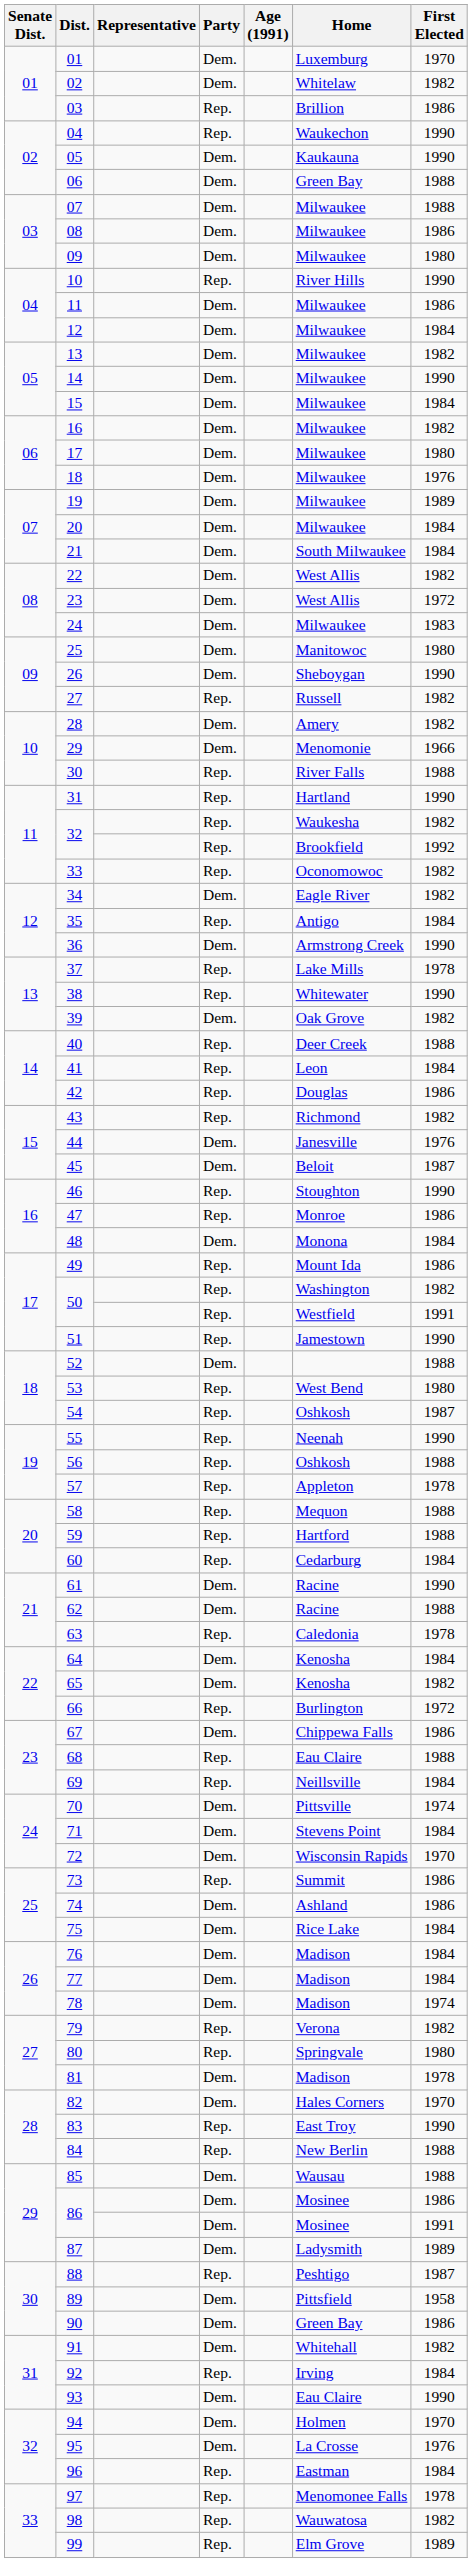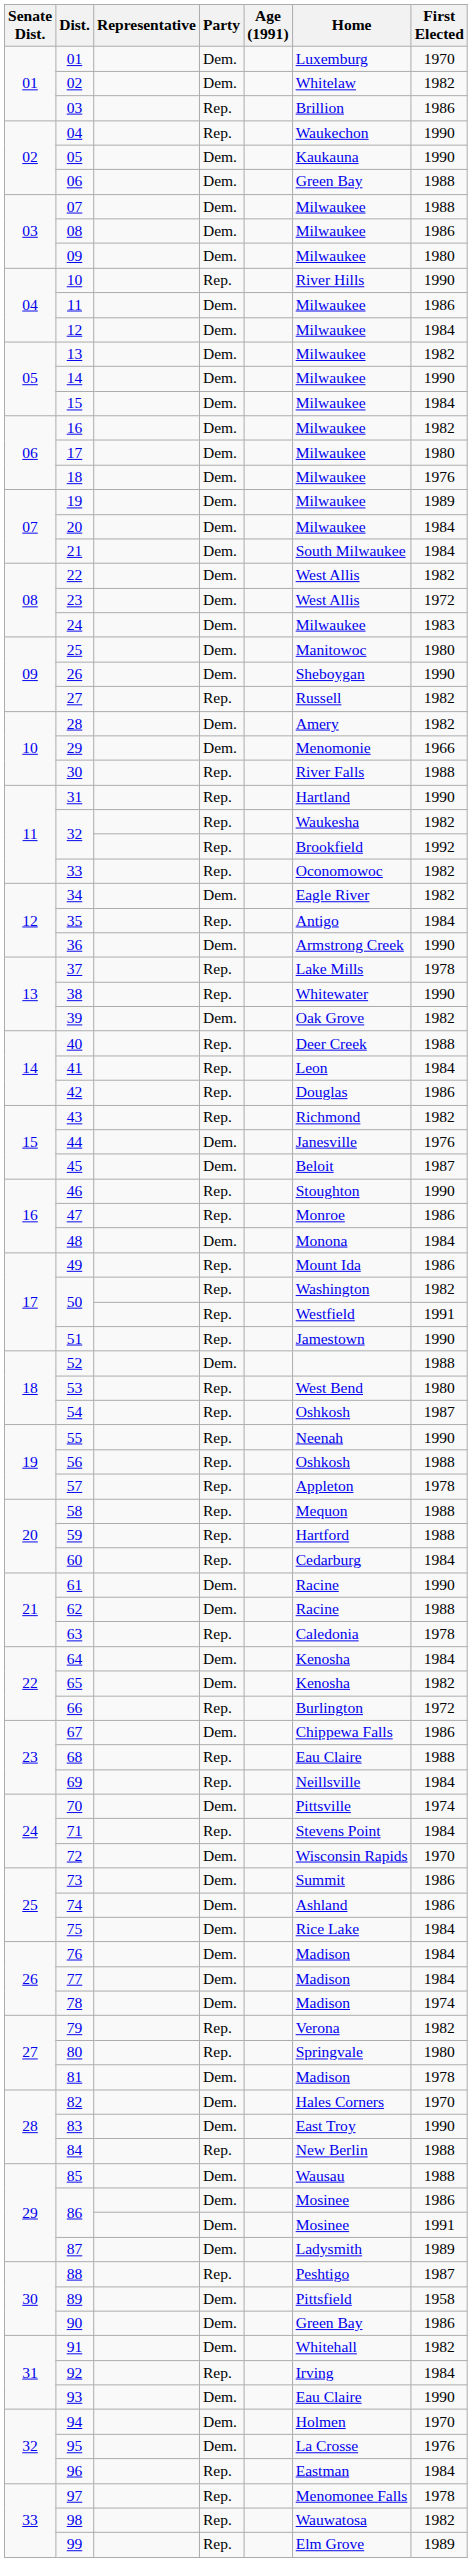(220, 1831) Dem. -> (217, 1831) Rep.
(217, 1880) Rep. -> (220, 1880) Dem.
(217, 2126) Rep. -> (220, 2126) Dem.
